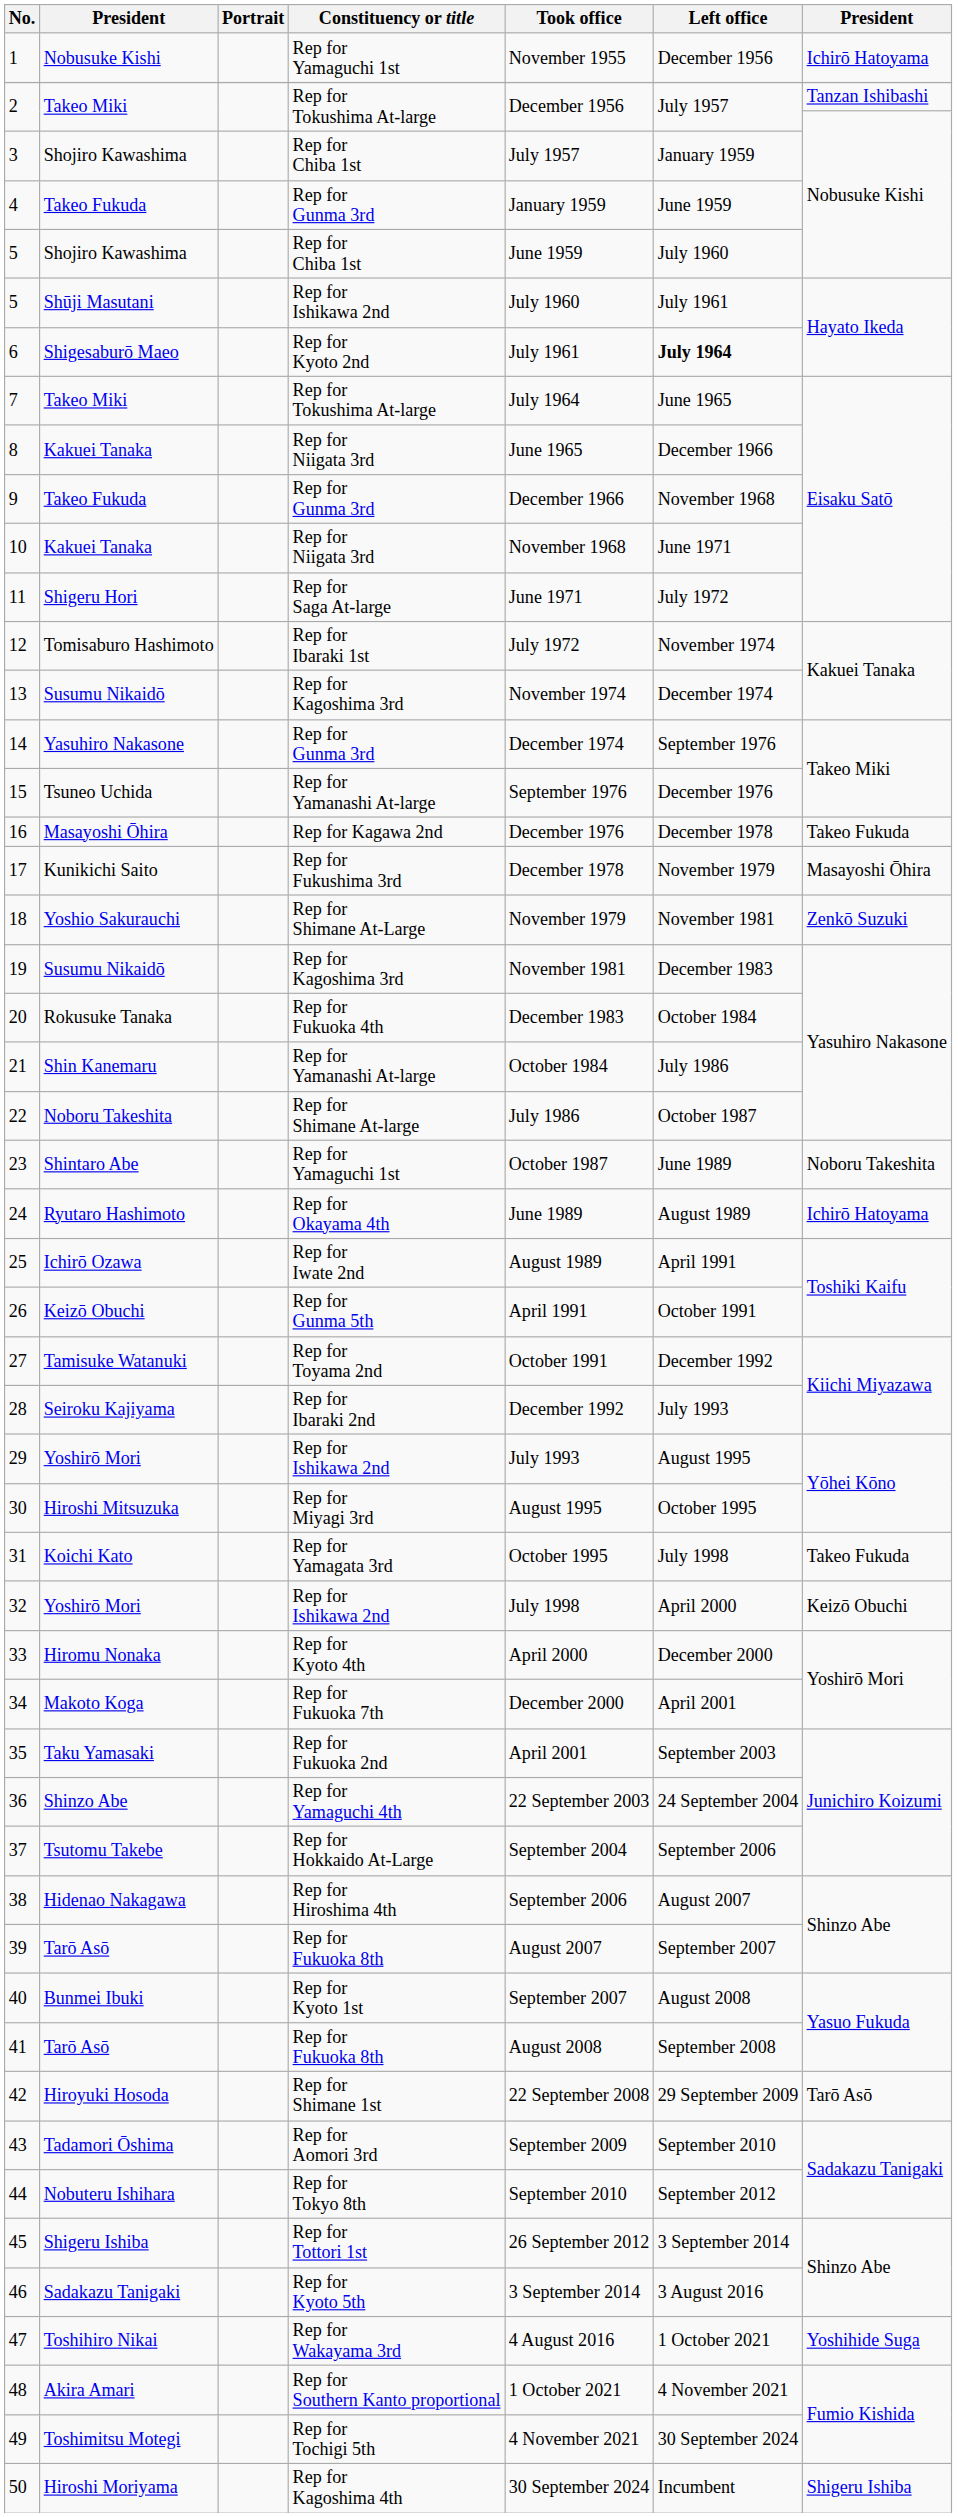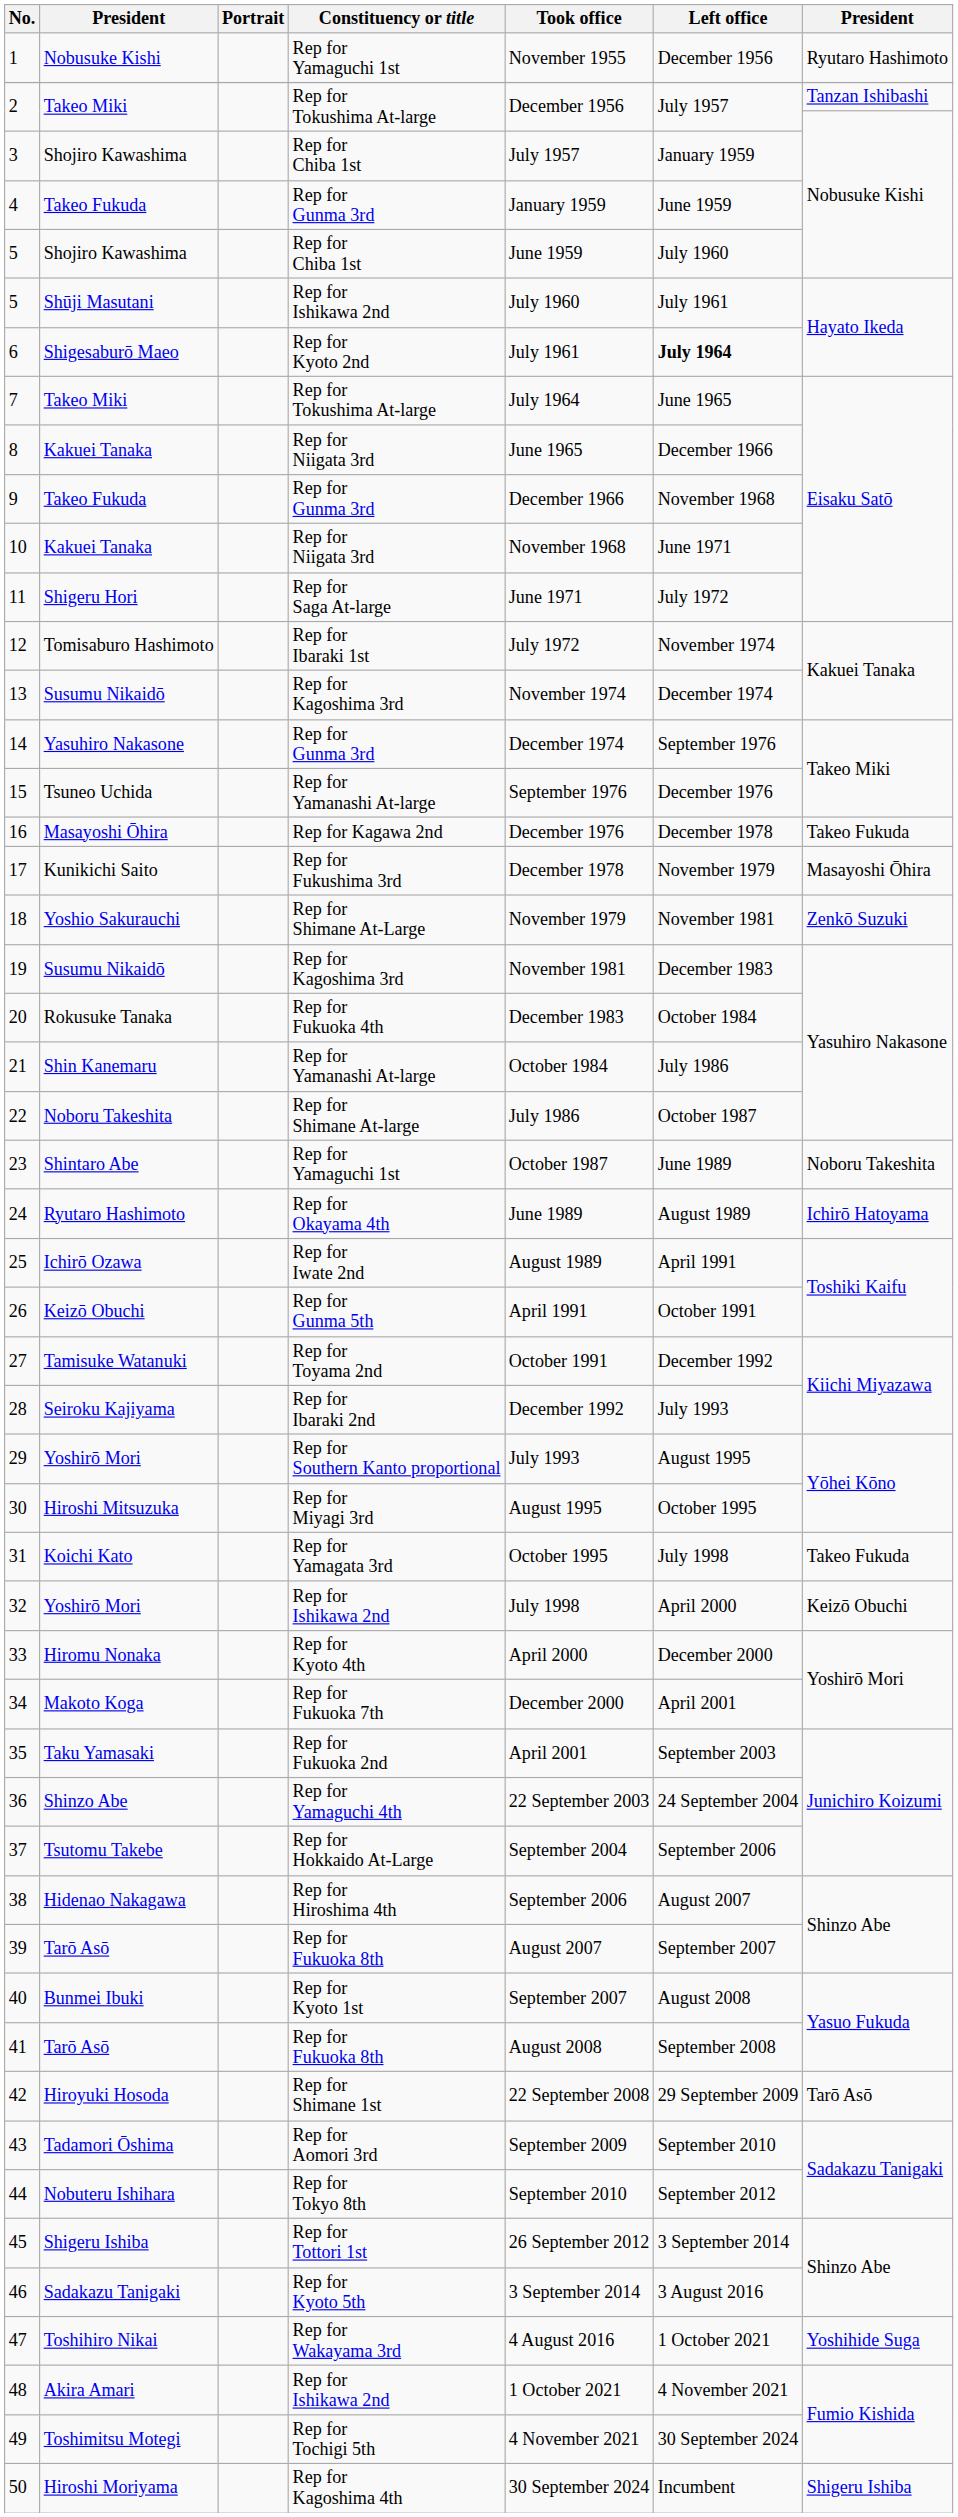(868, 57) Ichirō Hatoyama -> (877, 57) Ryutaro Hashimoto
(341, 1458) Rep for Ishikawa 2nd -> (397, 1458) Rep for Southern Kanto proportional
(397, 2390) Rep for Southern Kanto proportional -> (341, 2390) Rep for Ishikawa 2nd
